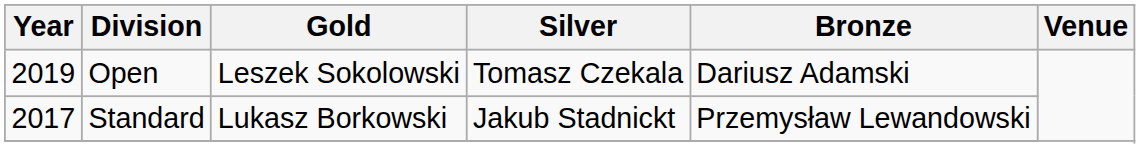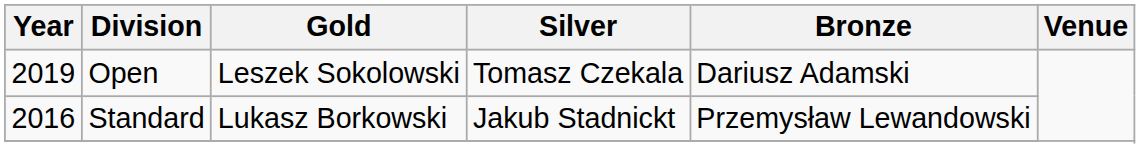(43, 118) 2017 -> (43, 118) 2016
